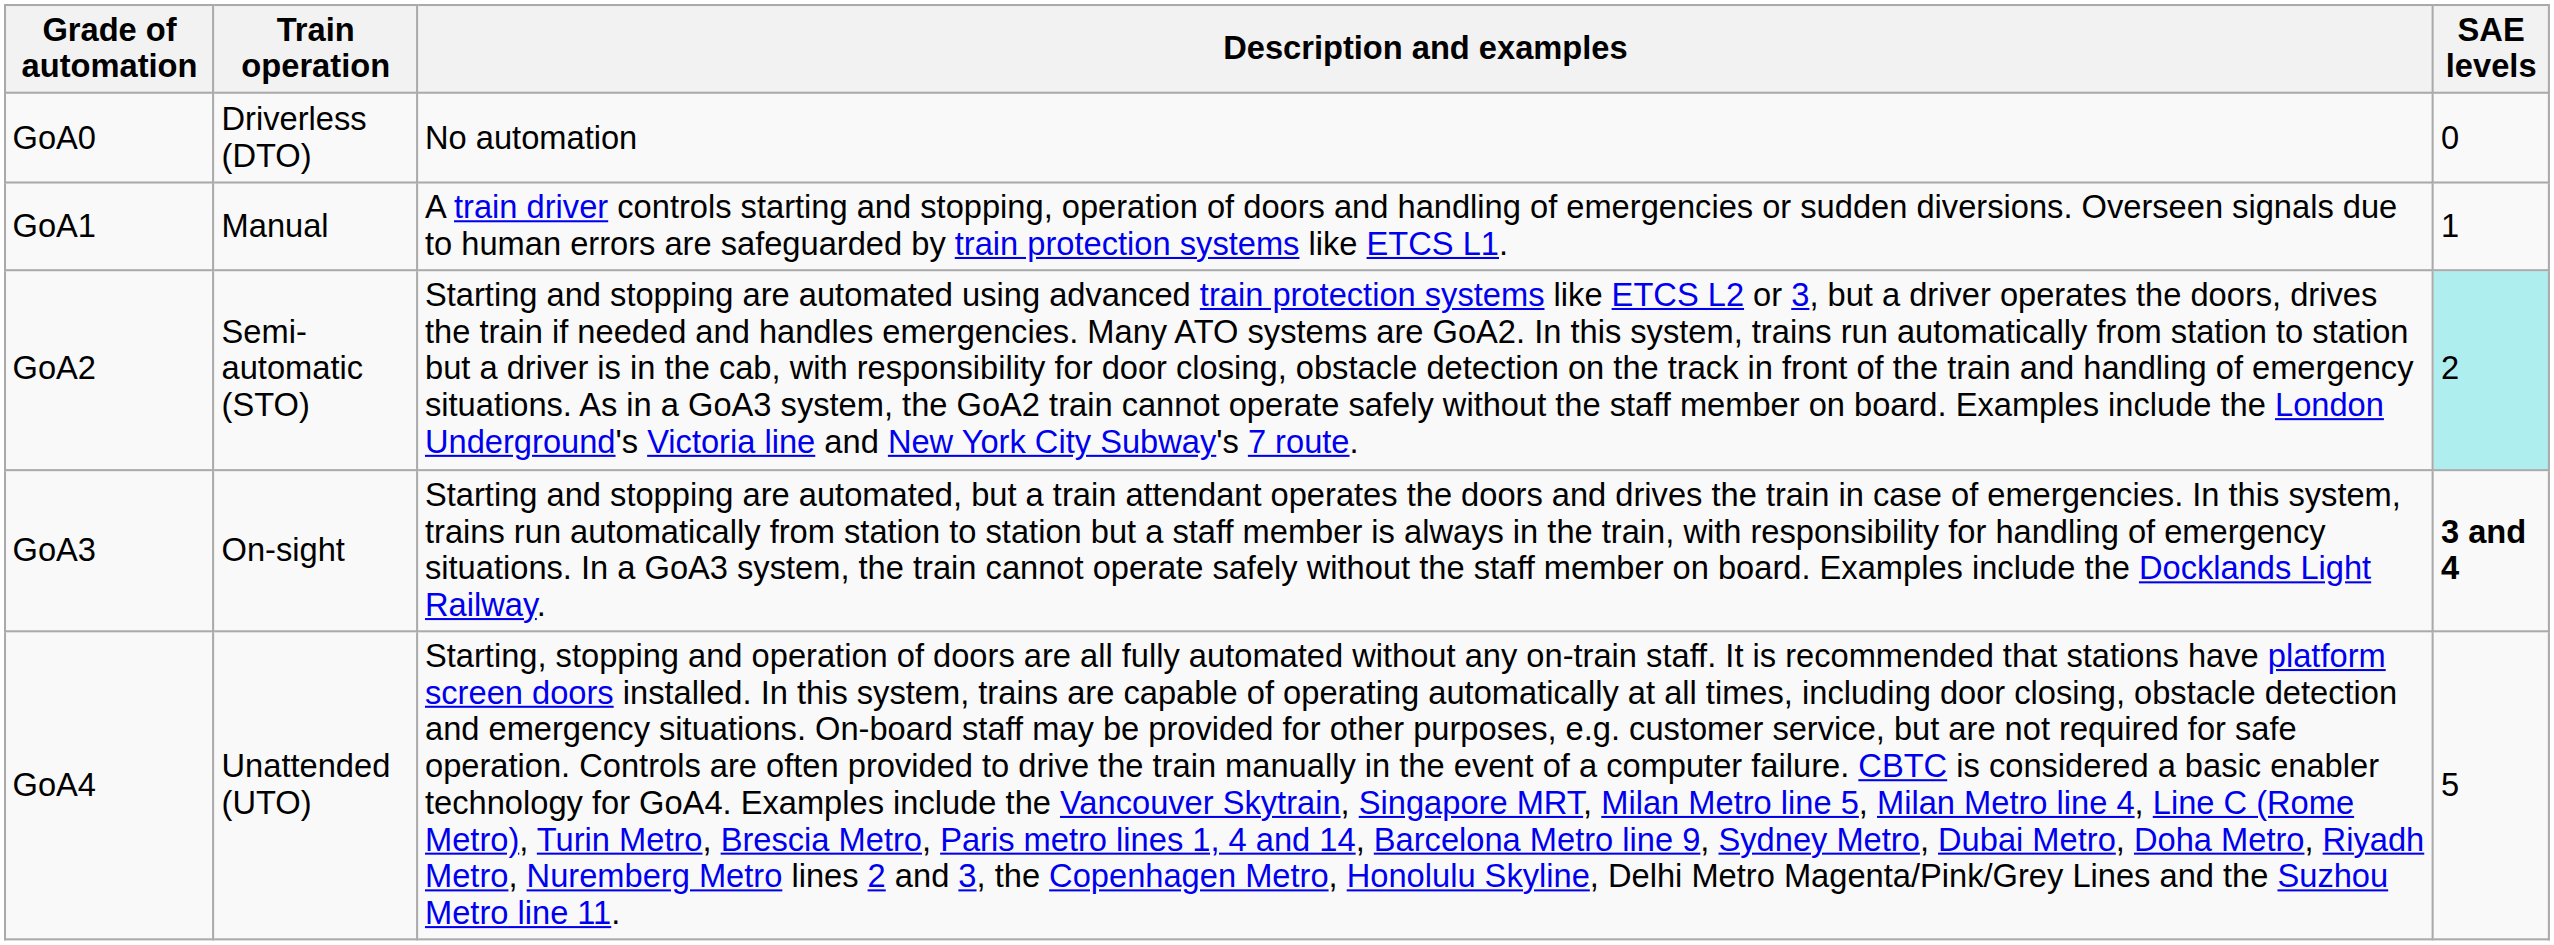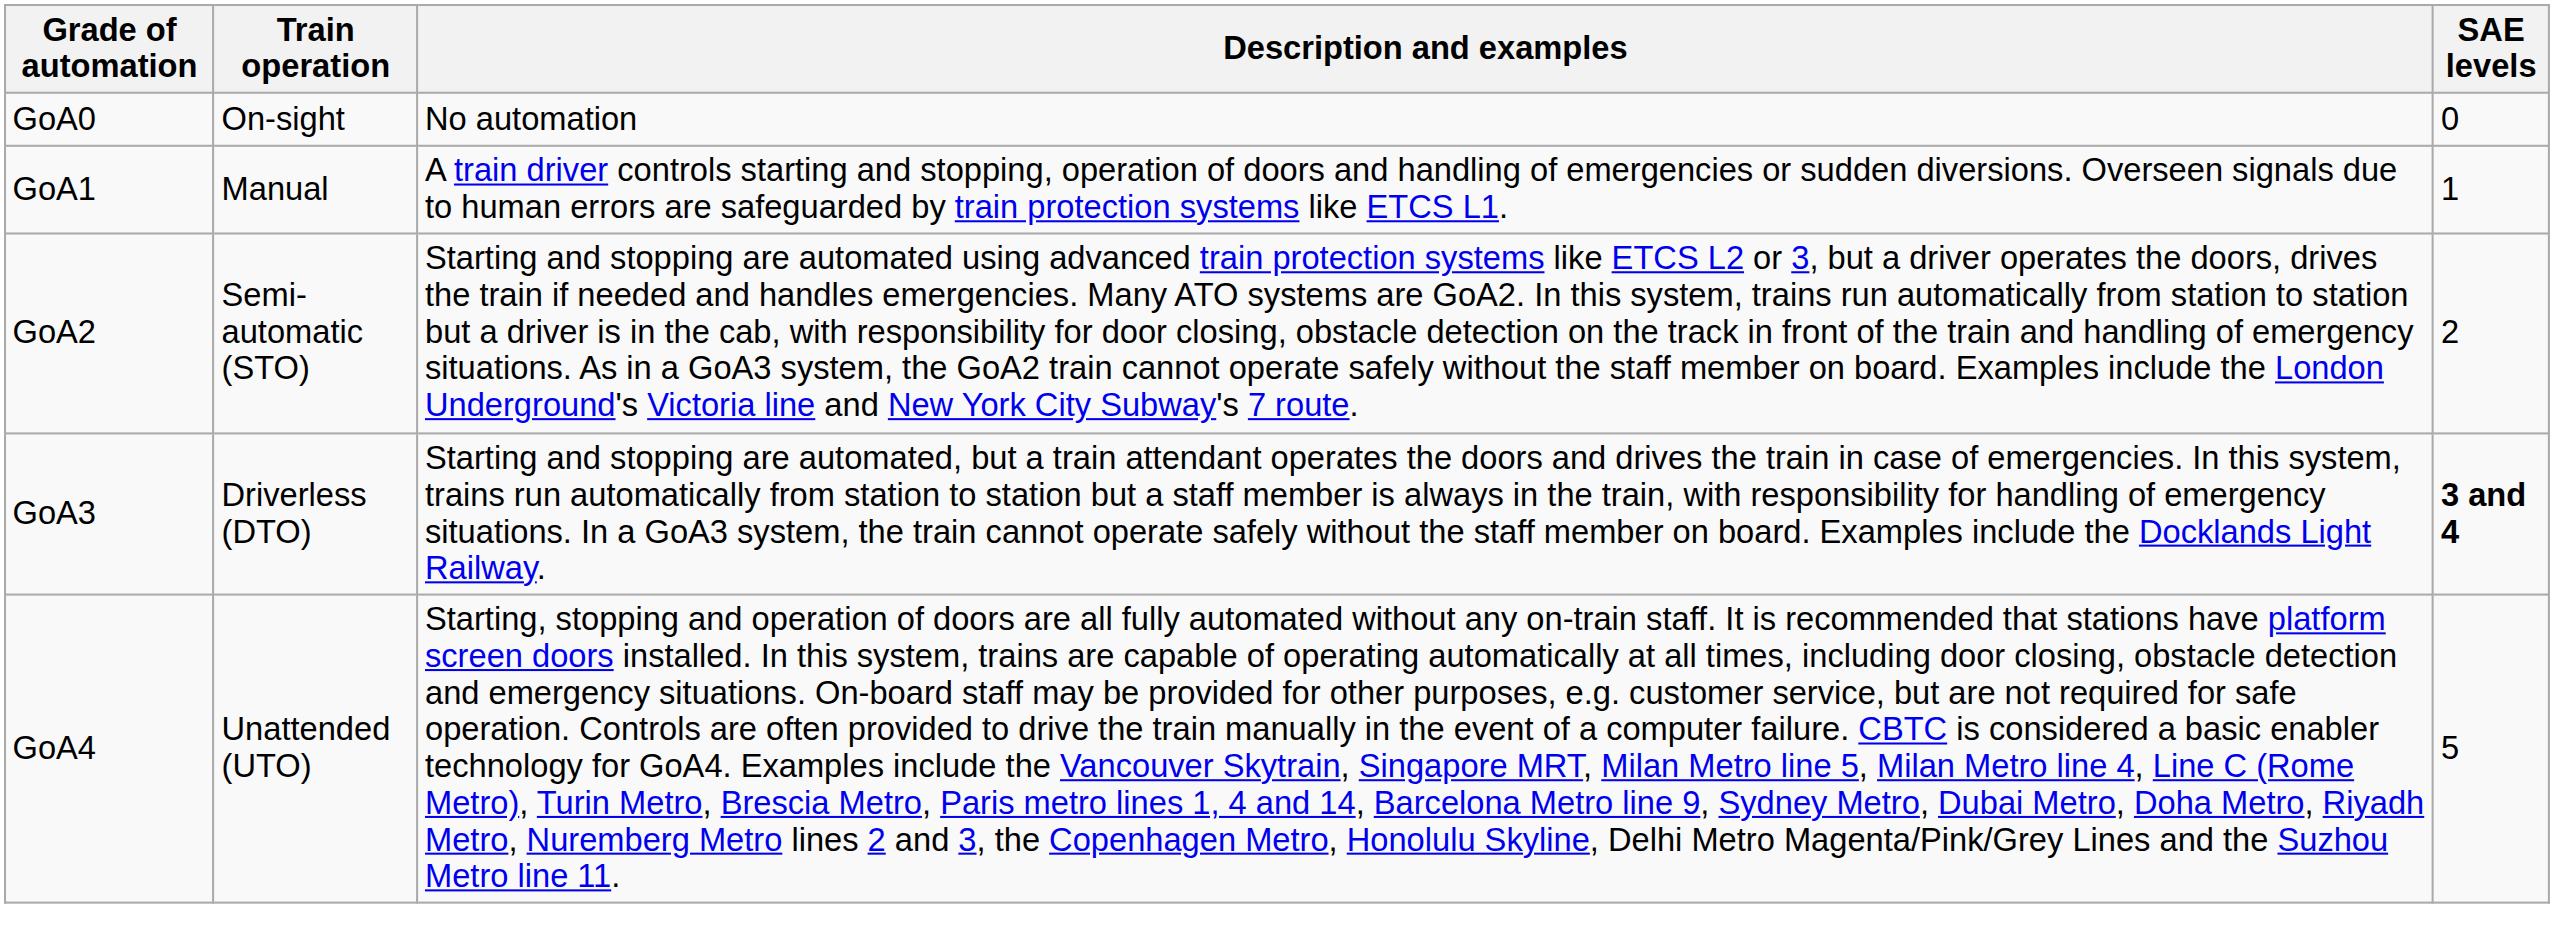(294, 137) Driverless (DTO) -> (283, 118) On-sight
(2450, 369) paleturquoise background -> (2450, 332) no background
(283, 549) On-sight -> (294, 512) Driverless (DTO)
